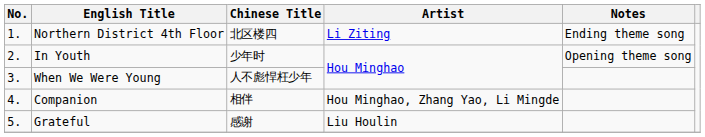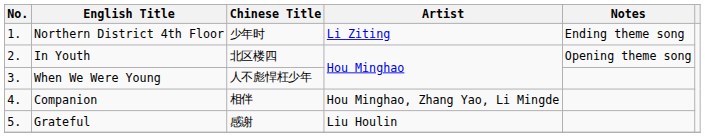(253, 34) 北区楼四 -> (247, 34) 少年时
(247, 56) 少年时 -> (253, 56) 北区楼四
